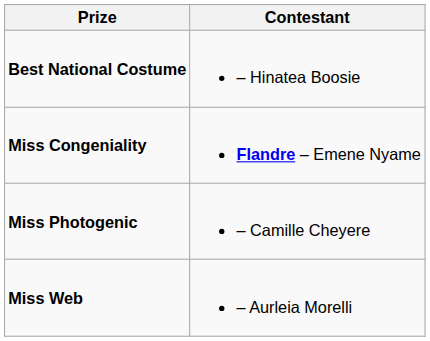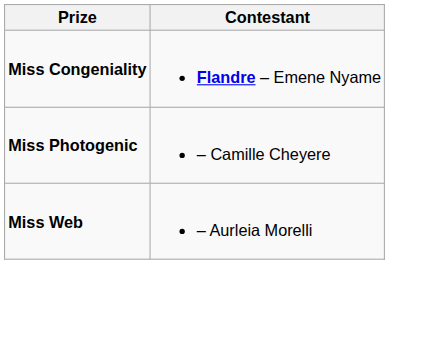- row: (97, 69)
